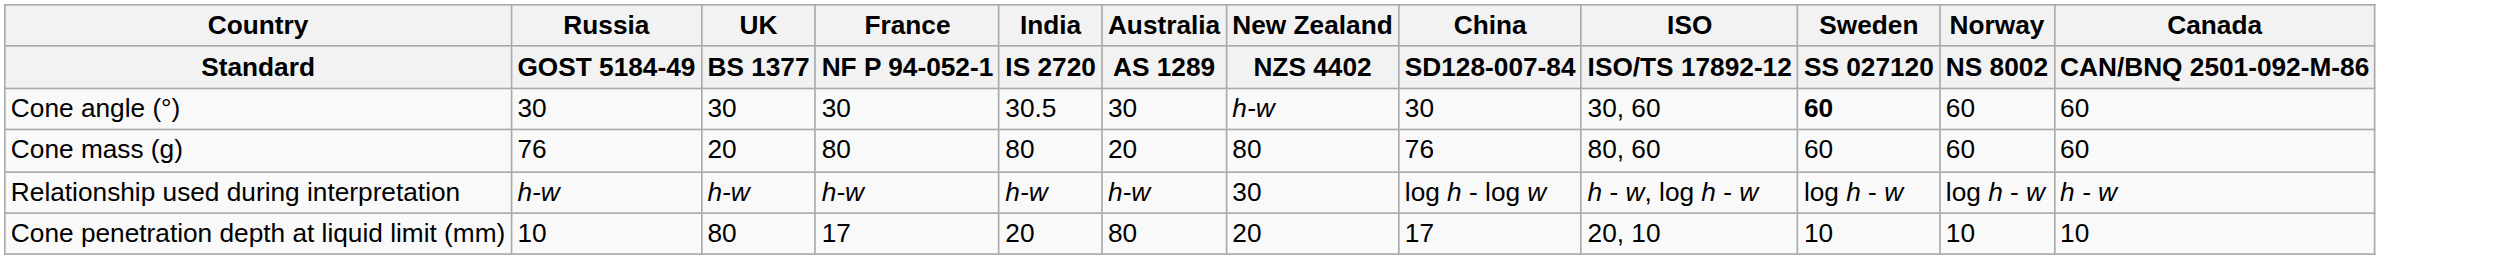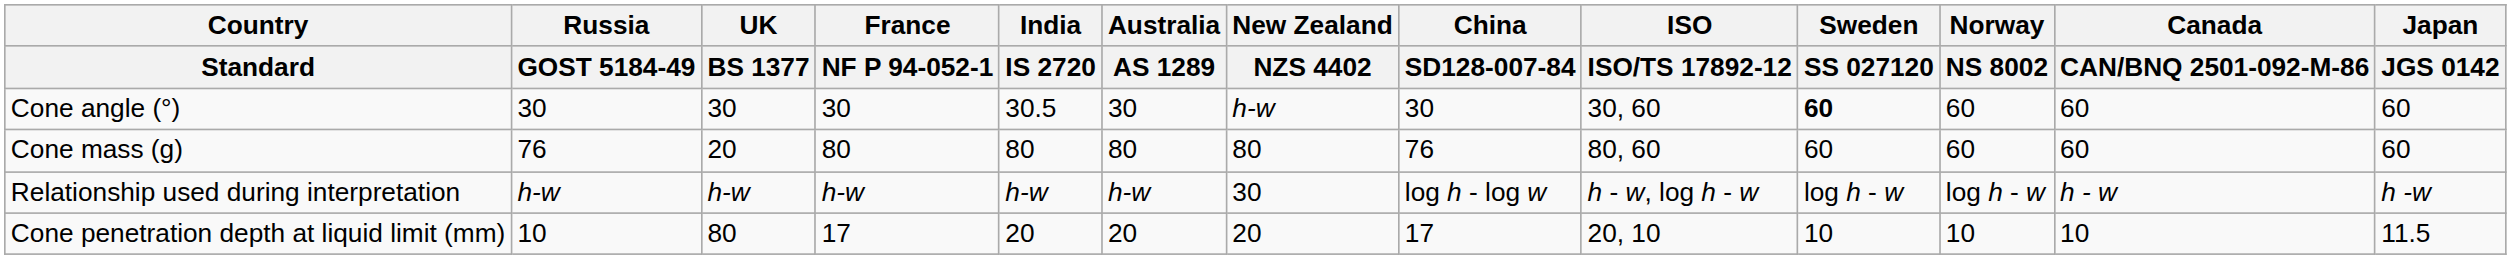+ column: (2440, 66)
(1123, 150) 20 -> (1123, 150) 80
(1123, 233) 80 -> (1123, 233) 20
